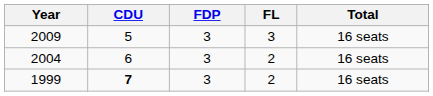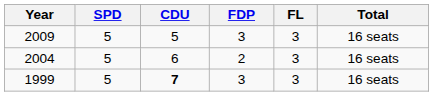+ column: (108, 15)
(207, 58) 3 -> (241, 58) 2
(271, 58) 2 -> (296, 58) 3
(271, 79) 2 -> (296, 79) 3
